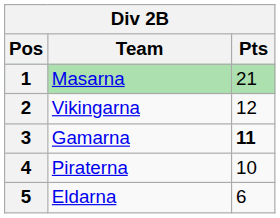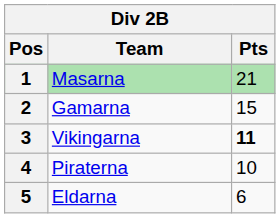(96, 108) Vikingarna -> (91, 108) Gamarna
(246, 108) 12 -> (246, 108) 15
(91, 138) Gamarna -> (96, 138) Vikingarna
